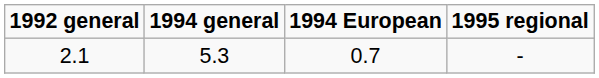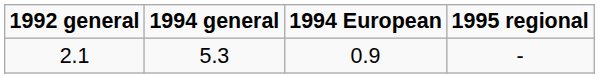(365, 55) 0.7 -> (365, 55) 0.9
